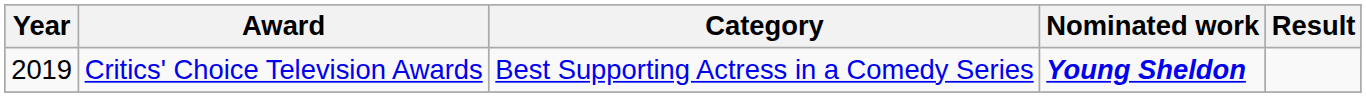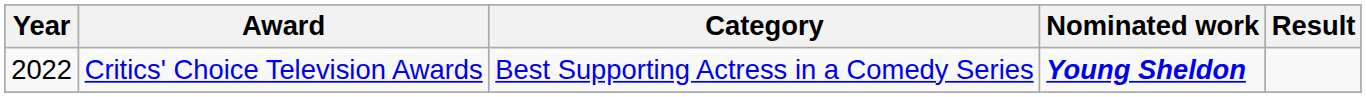(42, 69) 2019 -> (42, 69) 2022
